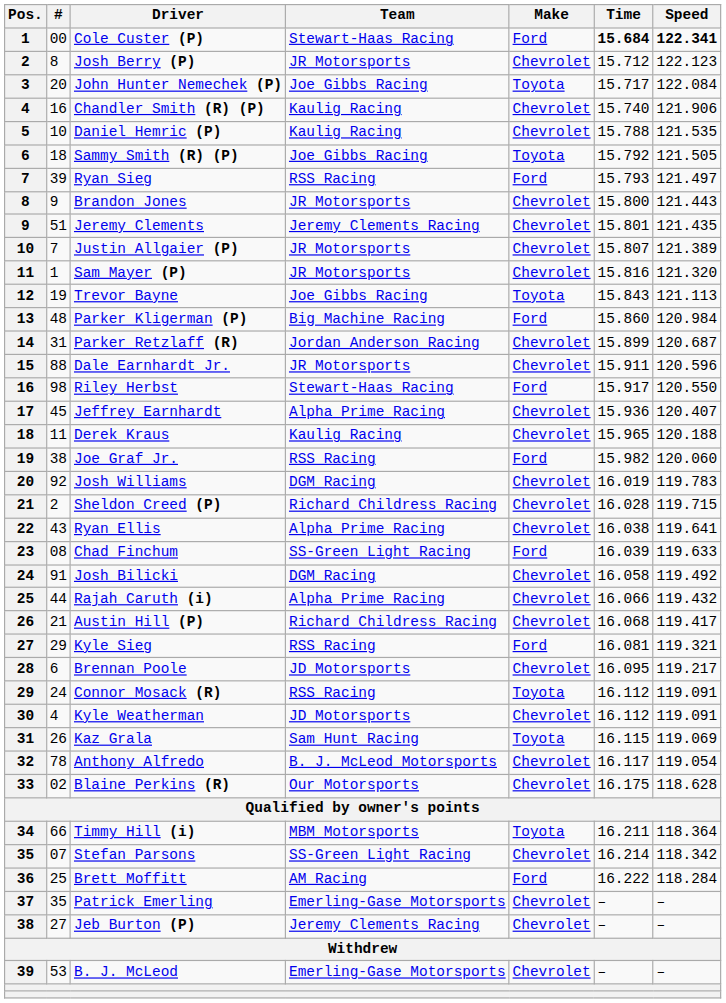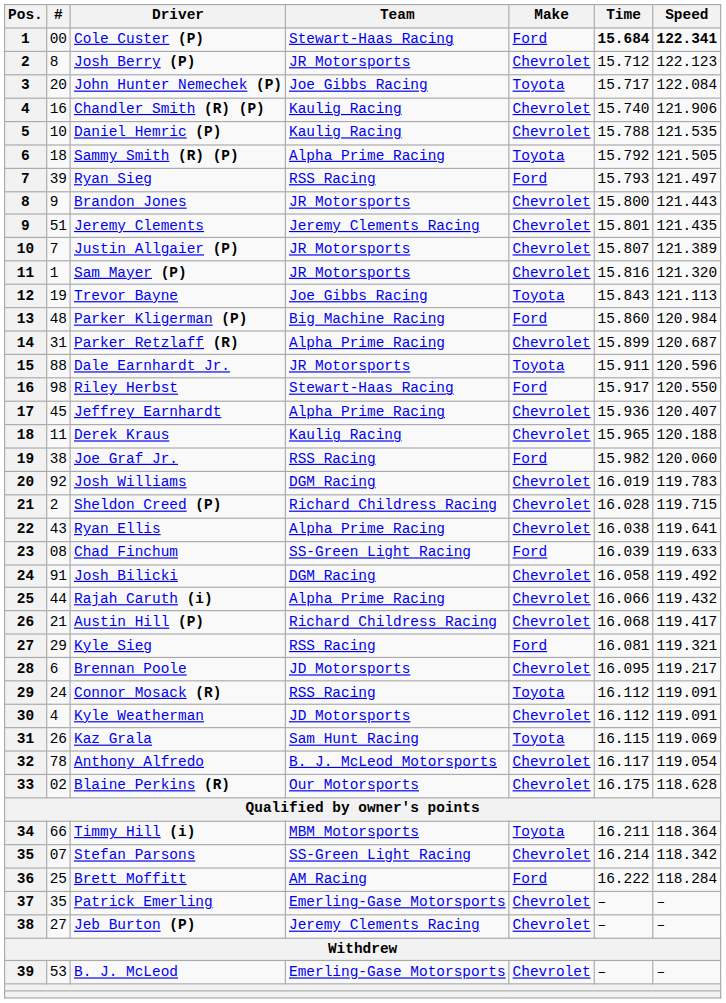(358, 157) Joe Gibbs Racing -> (367, 157) Alpha Prime Racing
(384, 343) Jordan Anderson Racing -> (367, 343) Alpha Prime Racing
(552, 366) Chevrolet -> (539, 366) Toyota
